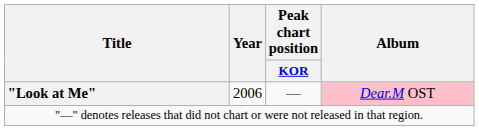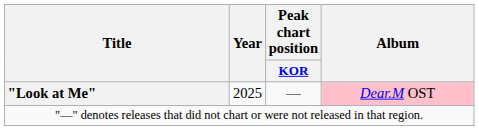(247, 93) 2006 -> (247, 93) 2025
